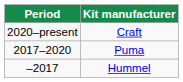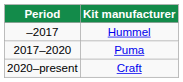rows swapped: (129, 69) <-> (129, 32)
